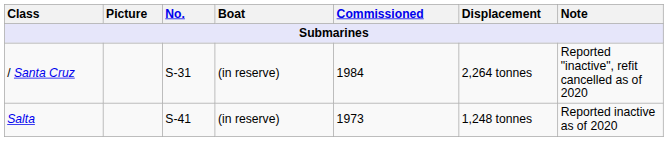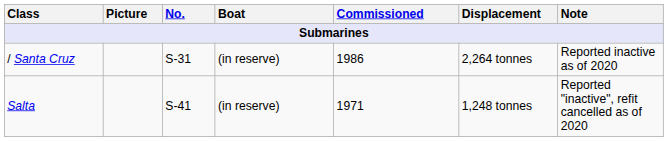(350, 73) 1984 -> (350, 59) 1986
(601, 73) Reported "inactive", refit cancelled as of 2020 -> (608, 59) Reported inactive as of 2020
(350, 119) 1973 -> (350, 106) 1971
(608, 119) Reported inactive as of 2020 -> (601, 106) Reported "inactive", refit cancelled as of 2020
